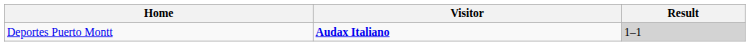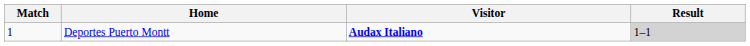+ column: (33, 13)
